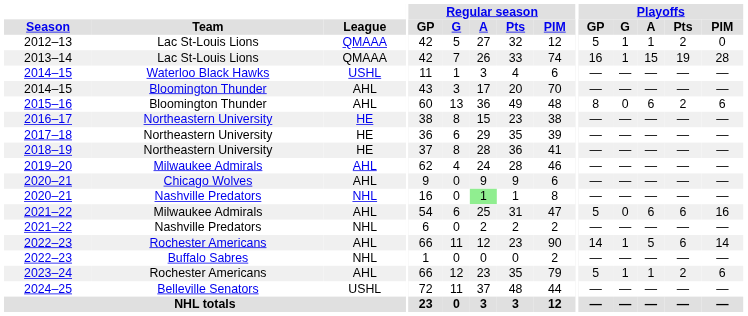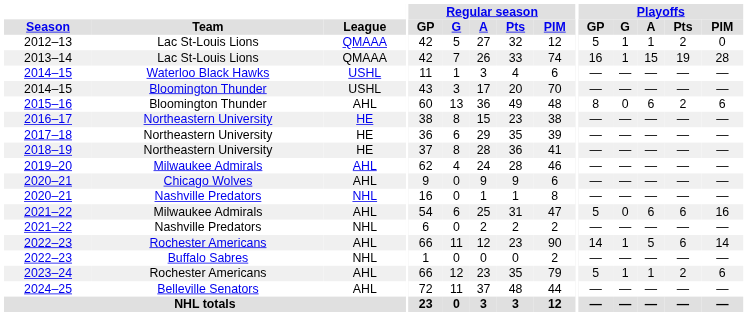(365, 88) AHL -> (365, 88) USHL
(484, 196) lightgreen background -> (484, 196) no background
(365, 289) USHL -> (365, 289) AHL
